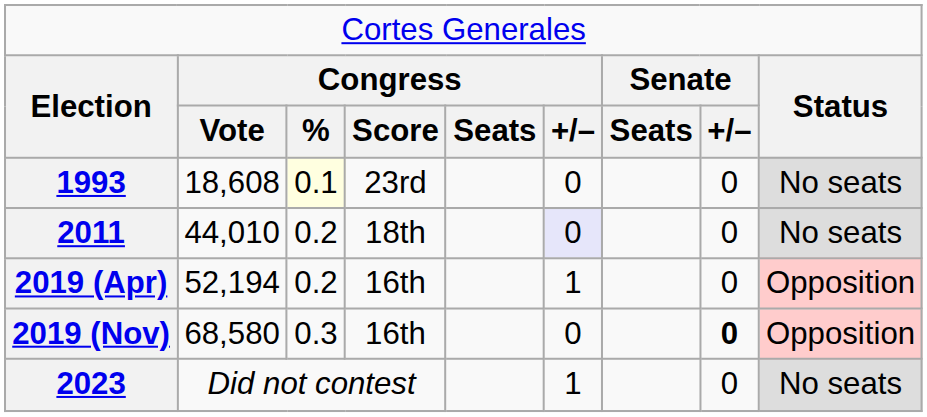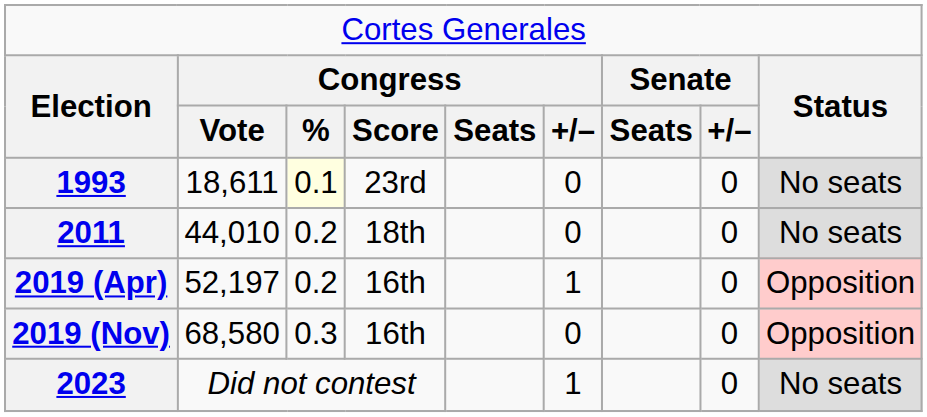(232, 181) 18,608 -> (232, 181) 18,611
(573, 231) lavender background -> (573, 231) no background
(232, 282) 52,194 -> (232, 282) 52,197
(729, 333) bold -> (729, 333) normal
